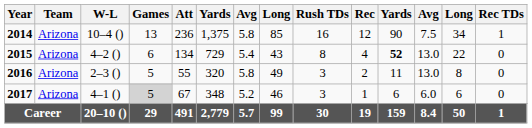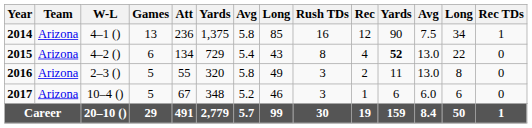(105, 34) 10–4 () -> (105, 34) 4–1 ()
(105, 93) 4–1 () -> (105, 93) 10–4 ()
(151, 93) lightgrey background -> (151, 93) no background
